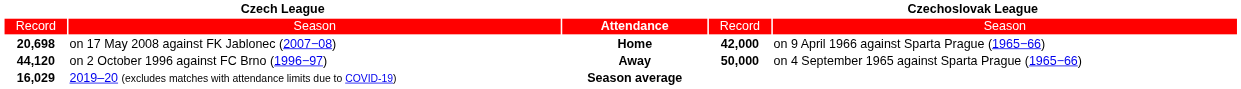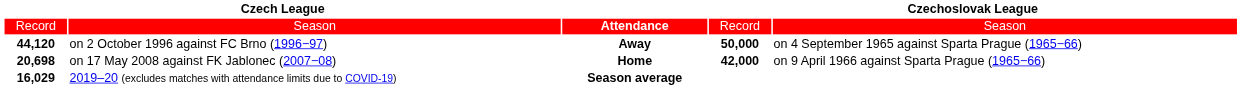rows swapped: (203, 43) <-> (198, 60)
